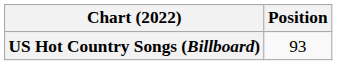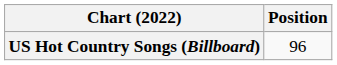(298, 45) 93 -> (298, 45) 96
